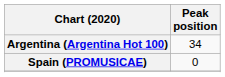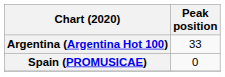(195, 44) 34 -> (195, 44) 33
